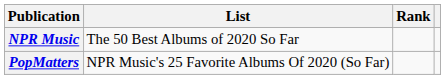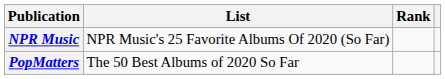(193, 39) The 50 Best Albums of 2020 So Far -> (238, 39) NPR Music's 25 Favorite Albums Of 2020 (So Far)
(238, 62) NPR Music's 25 Favorite Albums Of 2020 (So Far) -> (193, 62) The 50 Best Albums of 2020 So Far
